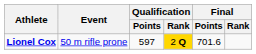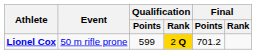(147, 42) 597 -> (147, 42) 599
(209, 42) 701.6 -> (209, 42) 701.2
